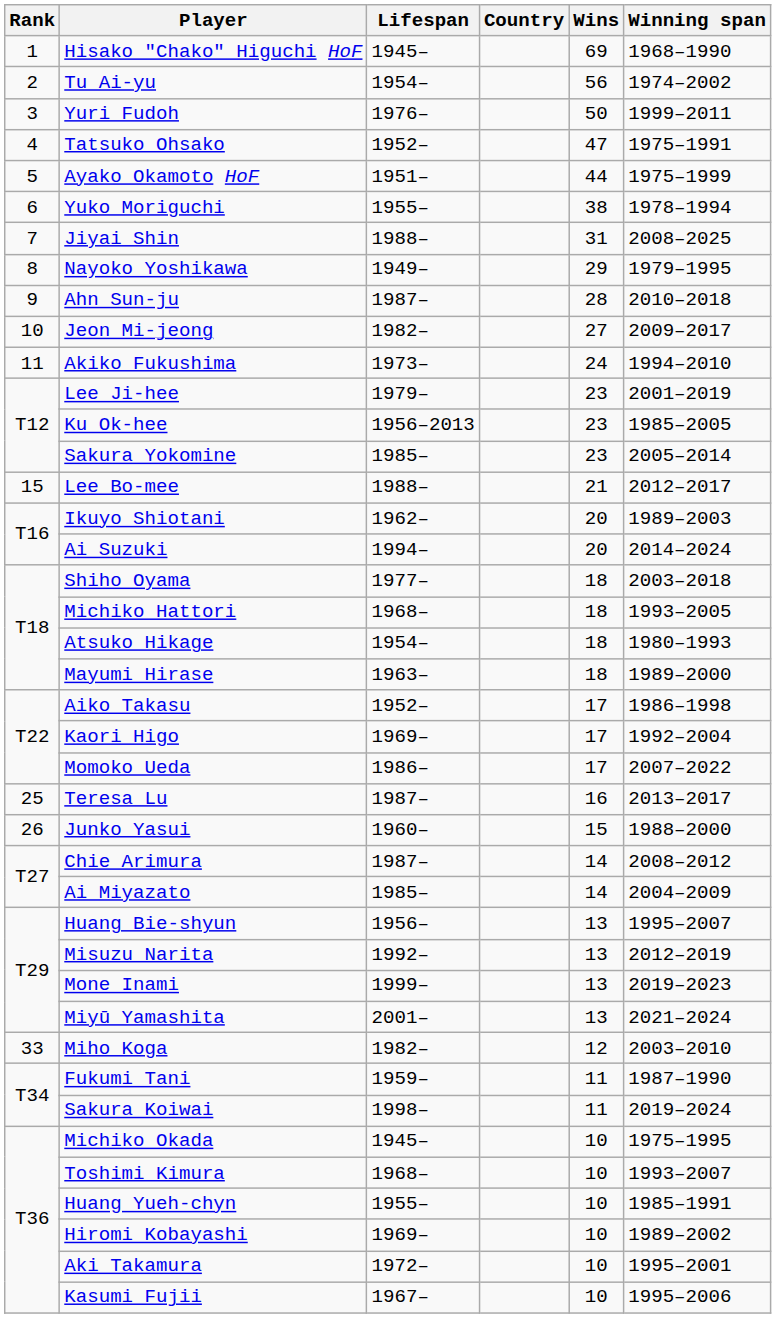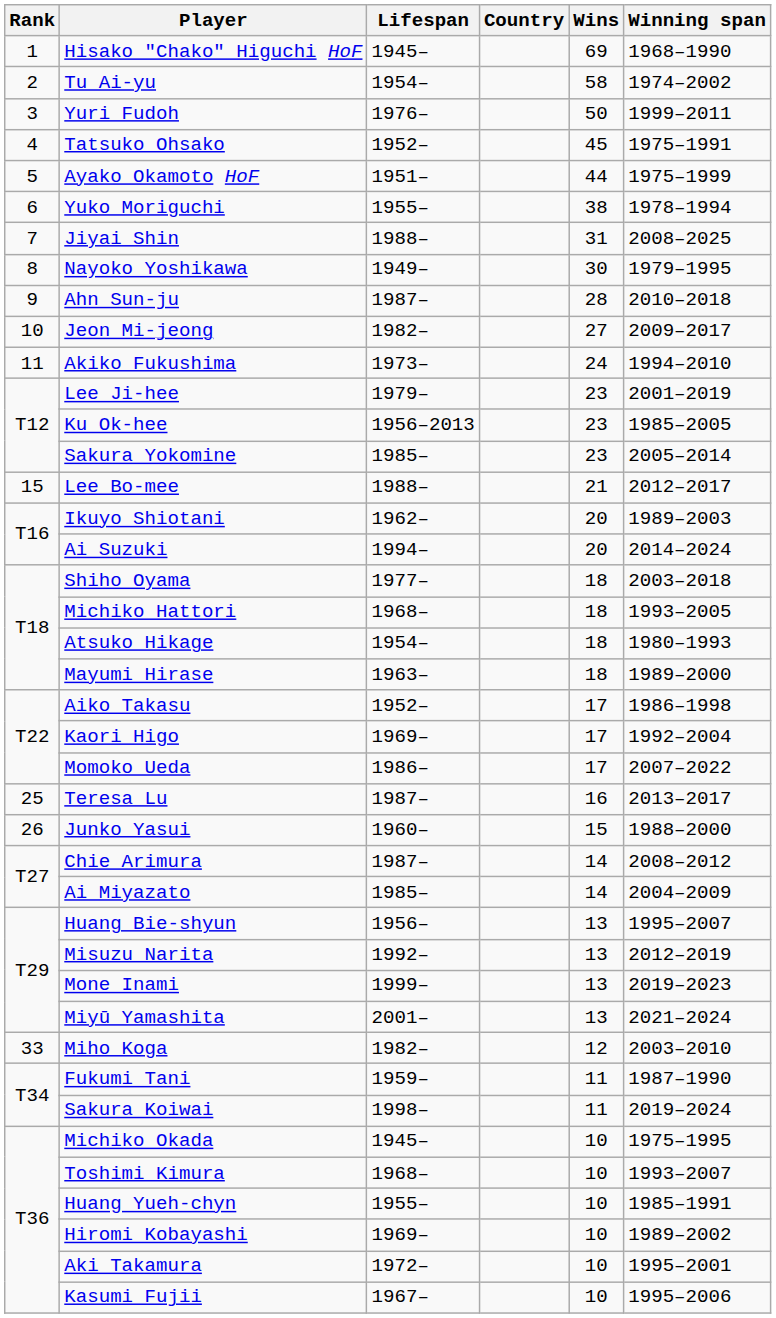(596, 83) 56 -> (596, 83) 58
(596, 145) 47 -> (596, 145) 45
(596, 269) 29 -> (596, 269) 30
